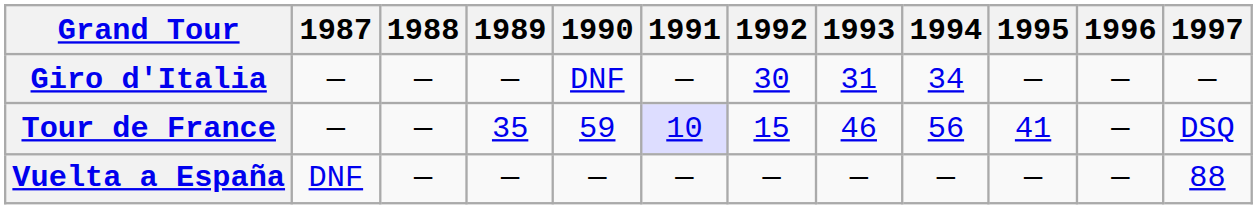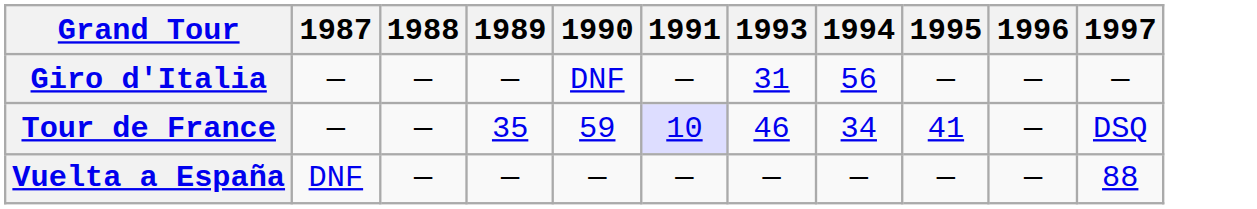- column: (772, 30)
(946, 79) 34 -> (859, 79) 56
(946, 129) 56 -> (859, 129) 34
